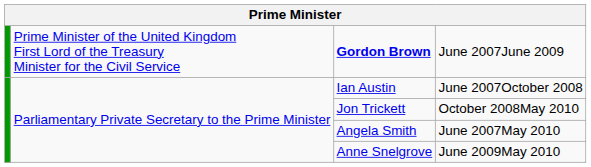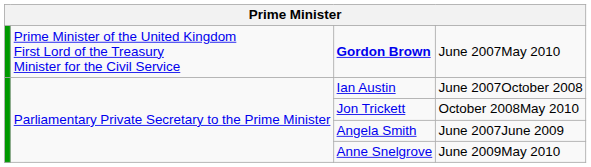(501, 51) June 2007June 2009 -> (499, 51) June 2007May 2010
(499, 130) June 2007May 2010 -> (501, 130) June 2007June 2009
